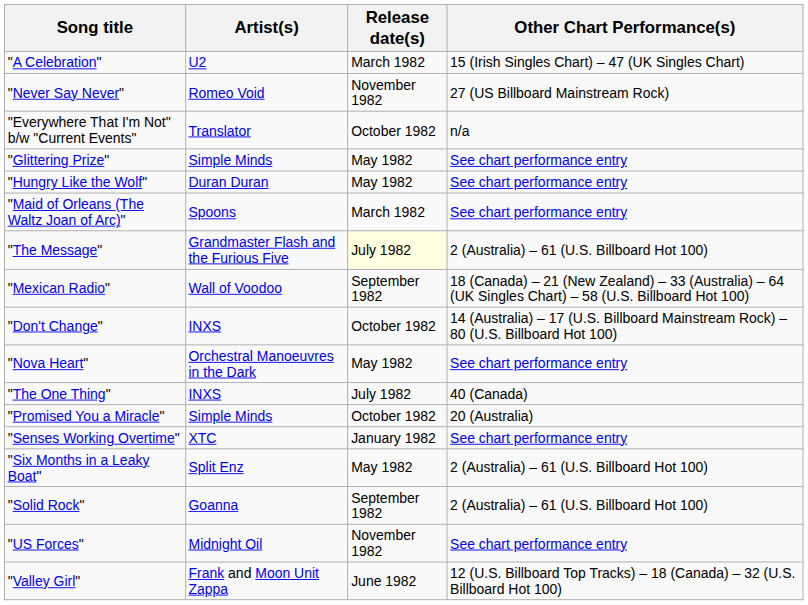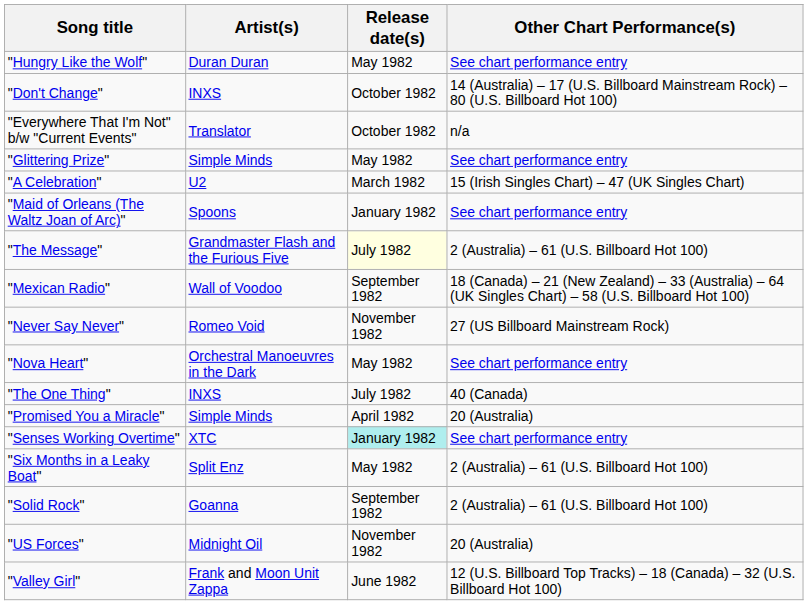rows swapped: (55, 63) <-> (77, 183)
rows swapped: (55, 326) <-> (66, 93)
(388, 212) March 1982 -> (393, 212) January 1982
(393, 416) October 1982 -> (383, 416) April 1982
(393, 438) no background -> (393, 438) paleturquoise background
(539, 543) See chart performance entry -> (492, 543) 20 (Australia)
